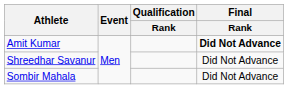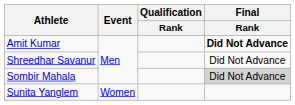(240, 77) no background -> (247, 77) lightgrey background
+ row: (42, 93)
